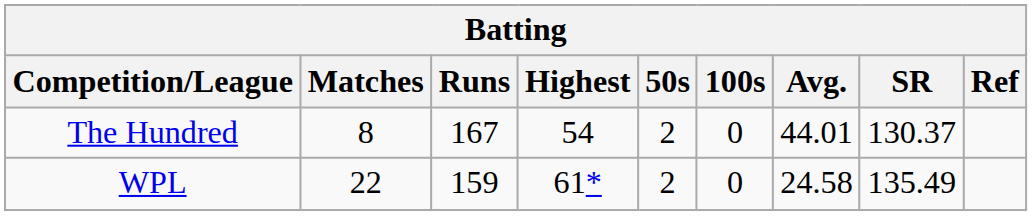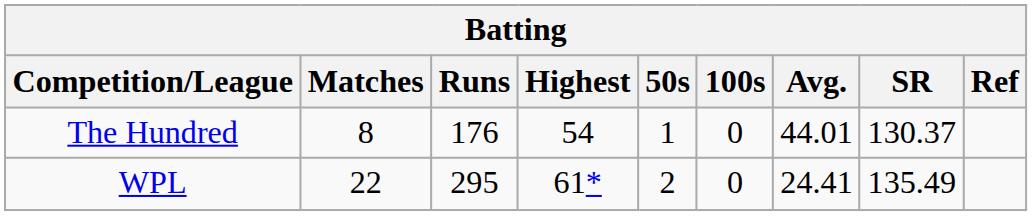(474, 132) 167 -> (474, 132) 176
(668, 132) 2 -> (668, 132) 1
(474, 183) 159 -> (474, 183) 295
(817, 183) 24.58 -> (817, 183) 24.41
